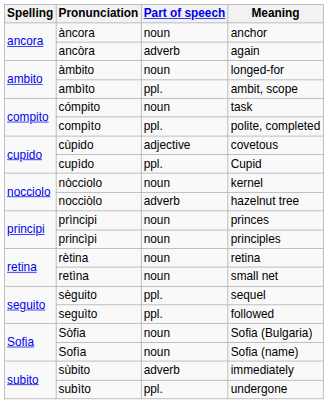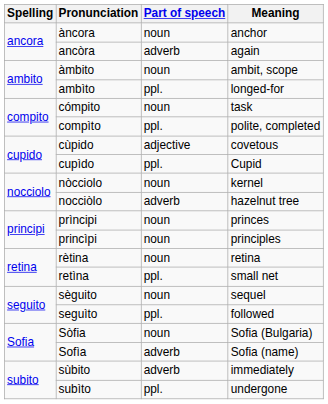(257, 70) longed-for -> (264, 70) ambit, scope
(264, 88) ambit, scope -> (257, 88) longed-for
(157, 276) noun -> (153, 276) ppl.
(153, 295) ppl. -> (157, 295) noun
(157, 351) noun -> (162, 351) adverb
